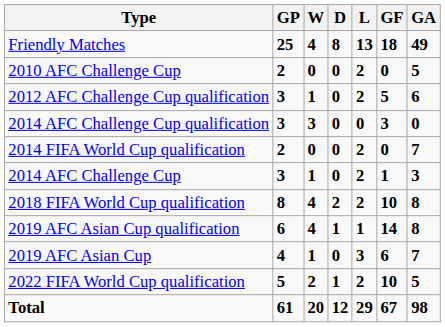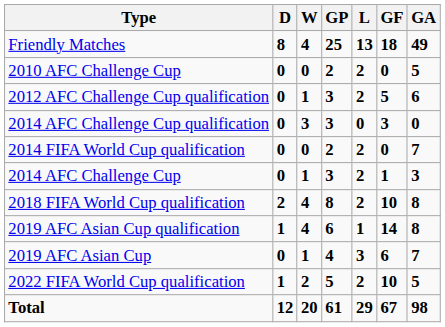columns swapped: (288, 17) <-> (340, 17)
